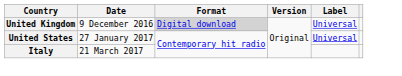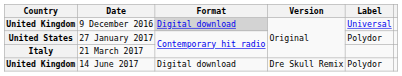(335, 38) Universal -> (365, 38) Polydor
+ row: (109, 64)
